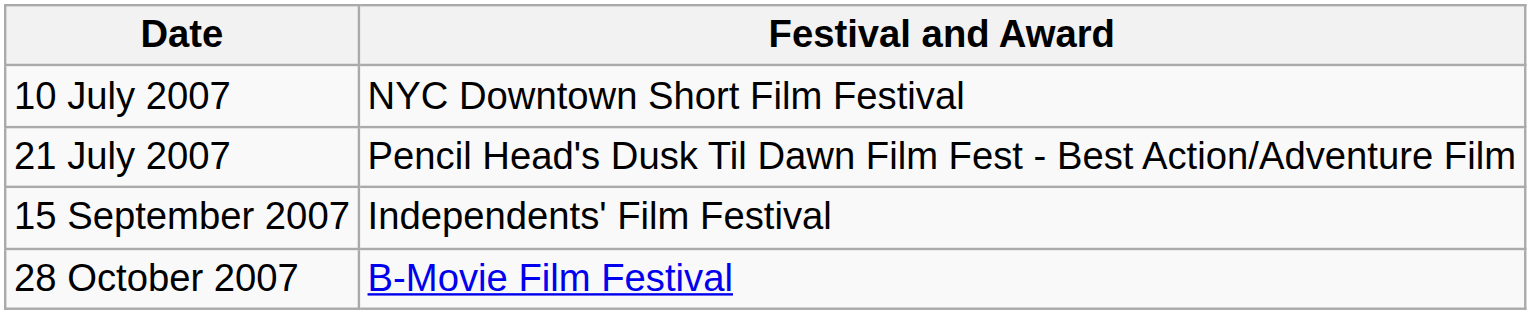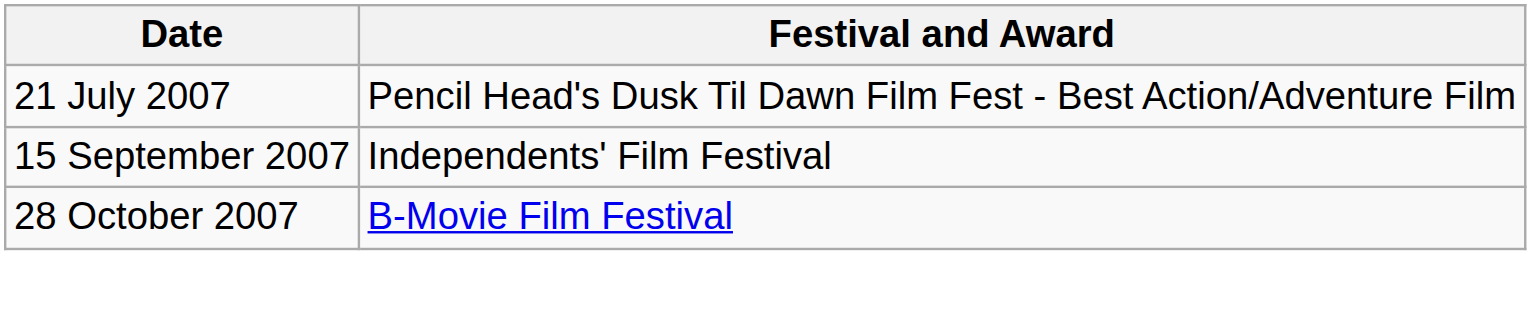- row: (122, 95)
